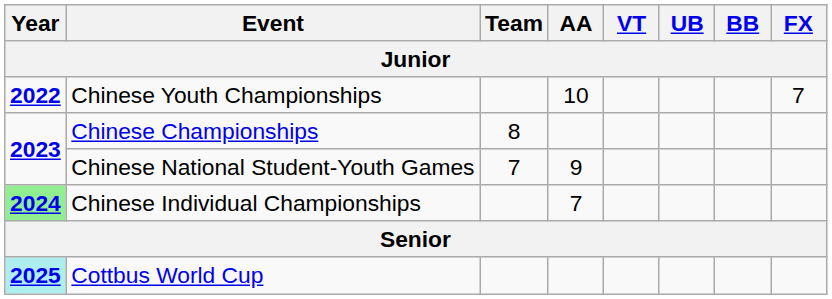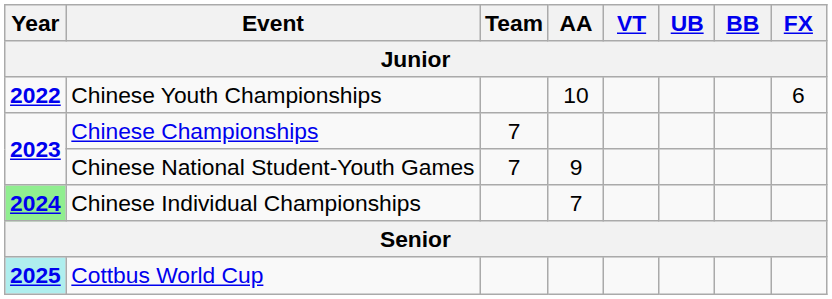(798, 95) 7 -> (798, 95) 6
(514, 131) 8 -> (514, 131) 7
